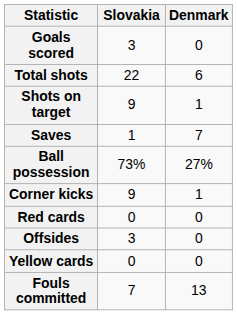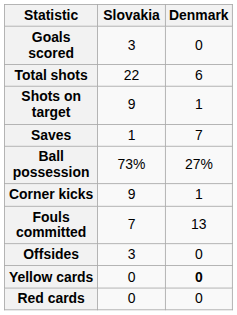rows swapped: (51, 291) <-> (51, 217)
(199, 261) normal -> (199, 276) bold
